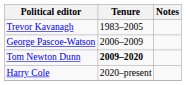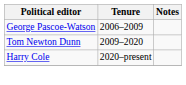- row: (40, 27)
(121, 57) bold -> (121, 42) normal
